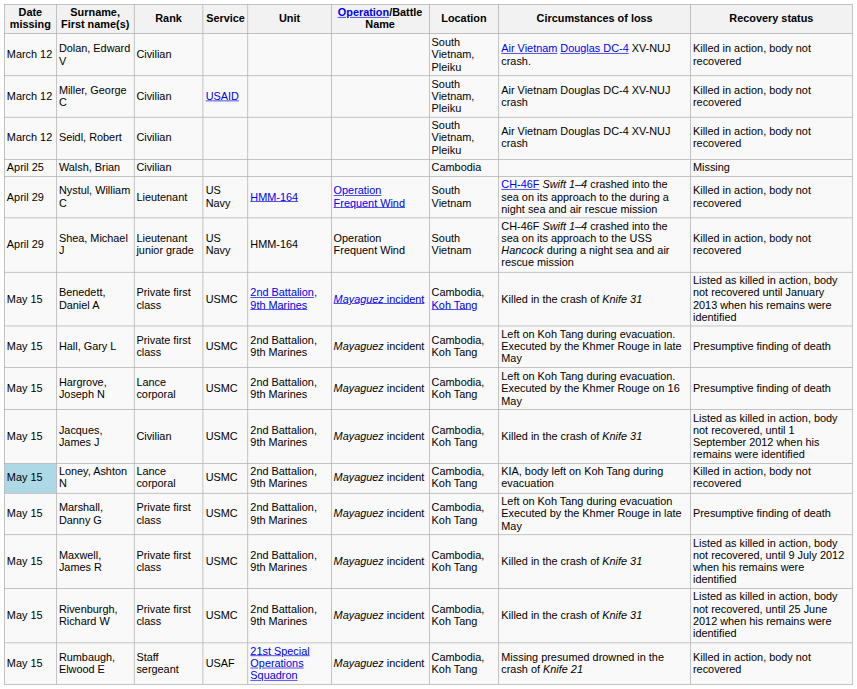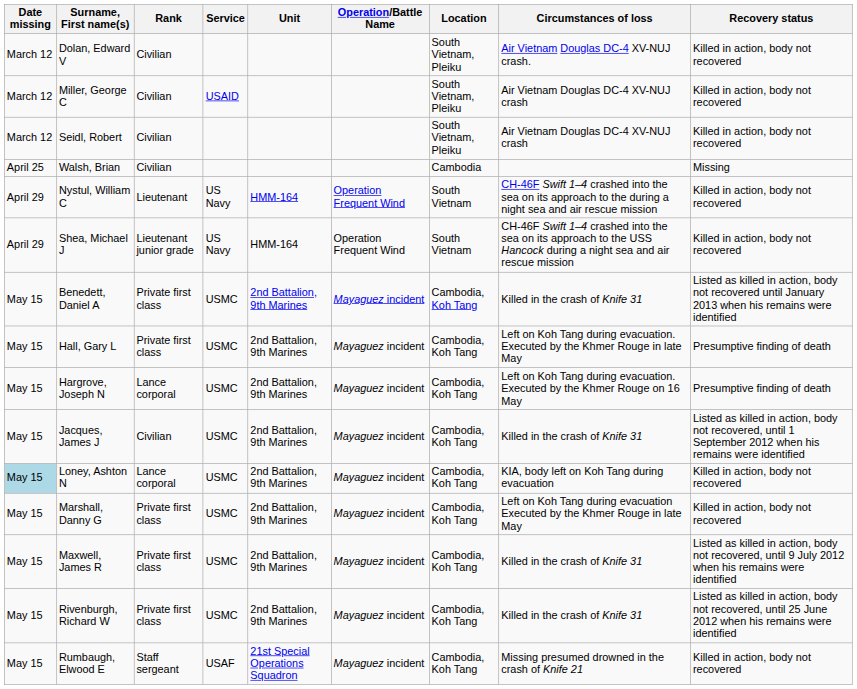(762, 513) Presumptive finding of death -> (752, 513) Killed in action, body not recovered
